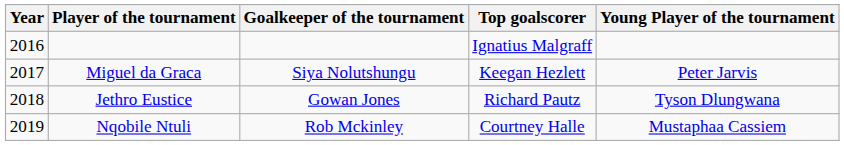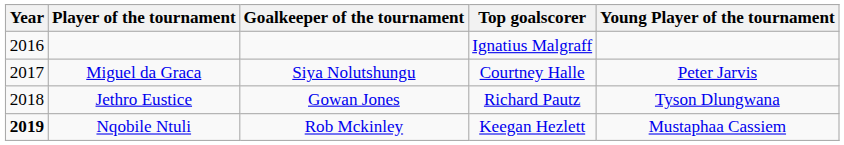(532, 72) Keegan Hezlett -> (532, 72) Courtney Halle
(27, 126) normal -> (27, 126) bold
(532, 126) Courtney Halle -> (532, 126) Keegan Hezlett
